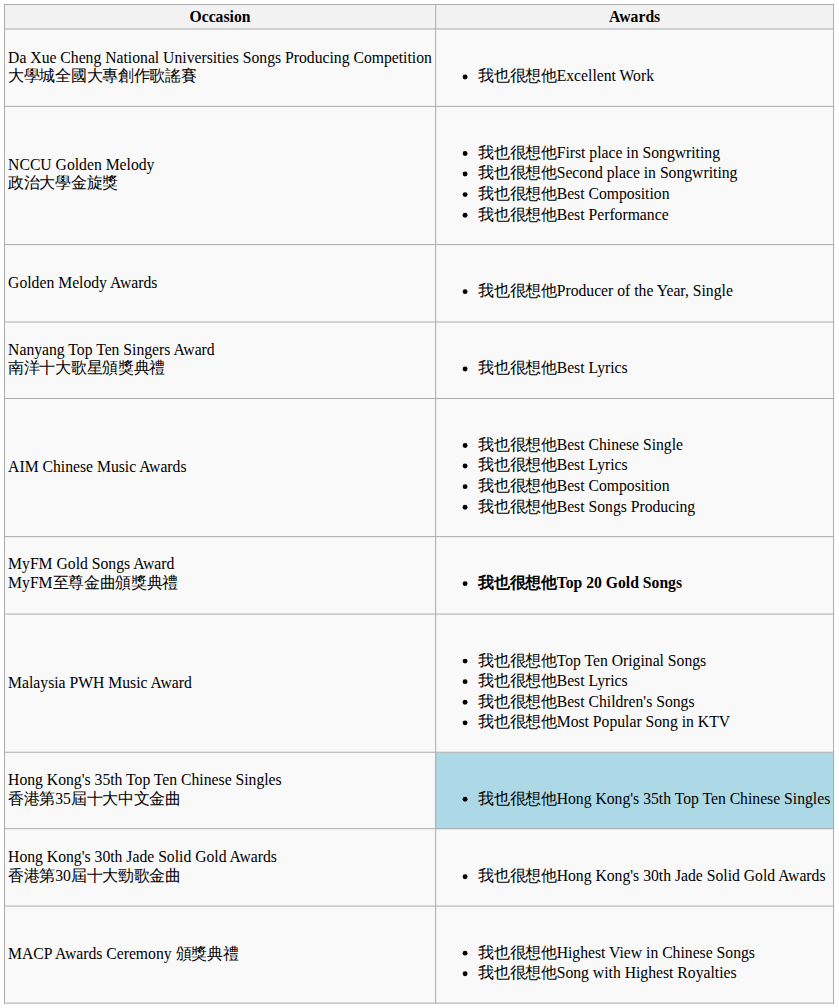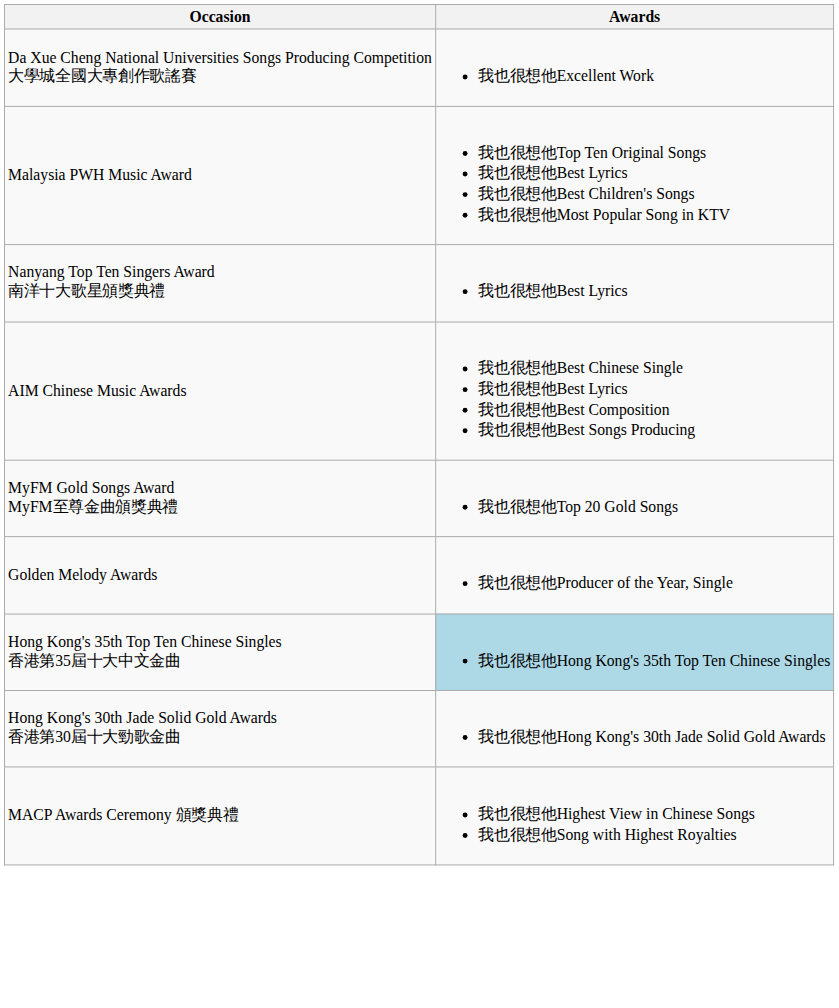- row: (81, 174)
rows swapped: (100, 682) <-> (83, 283)
(635, 584) bold -> (635, 507) normal
